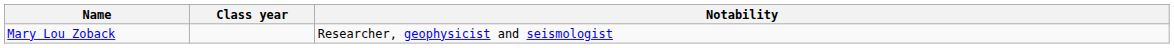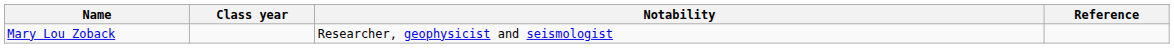+ column: (1107, 14)
